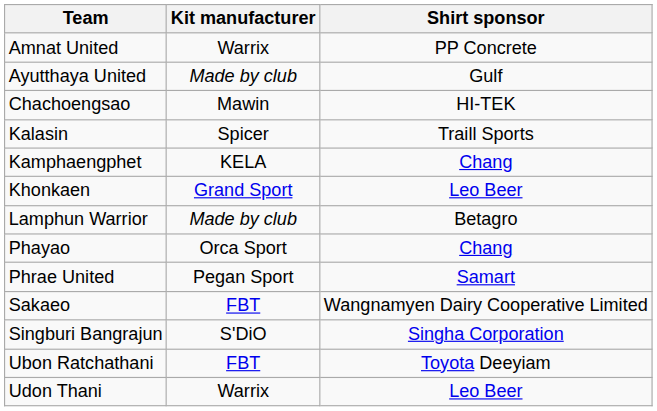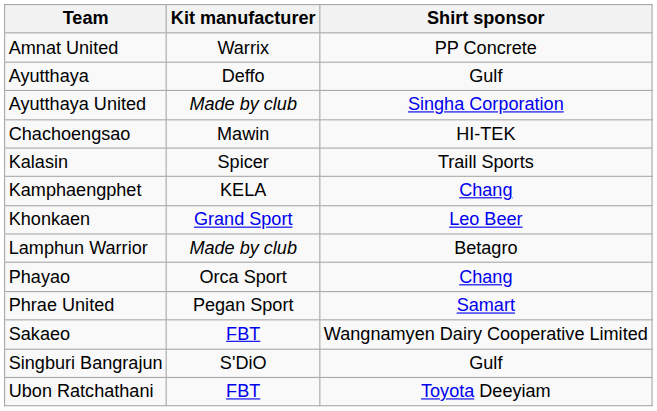+ row: (49, 76)
(486, 76) Gulf -> (486, 104) Singha Corporation
(486, 334) Singha Corporation -> (486, 362) Gulf
- row: (55, 391)
